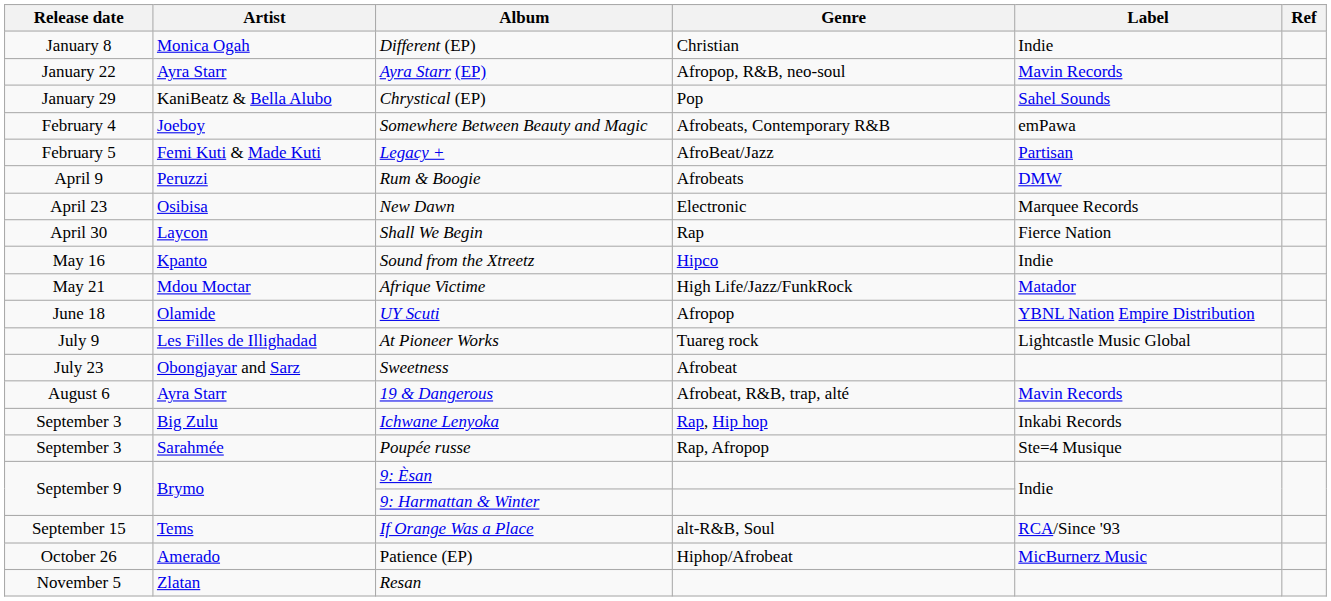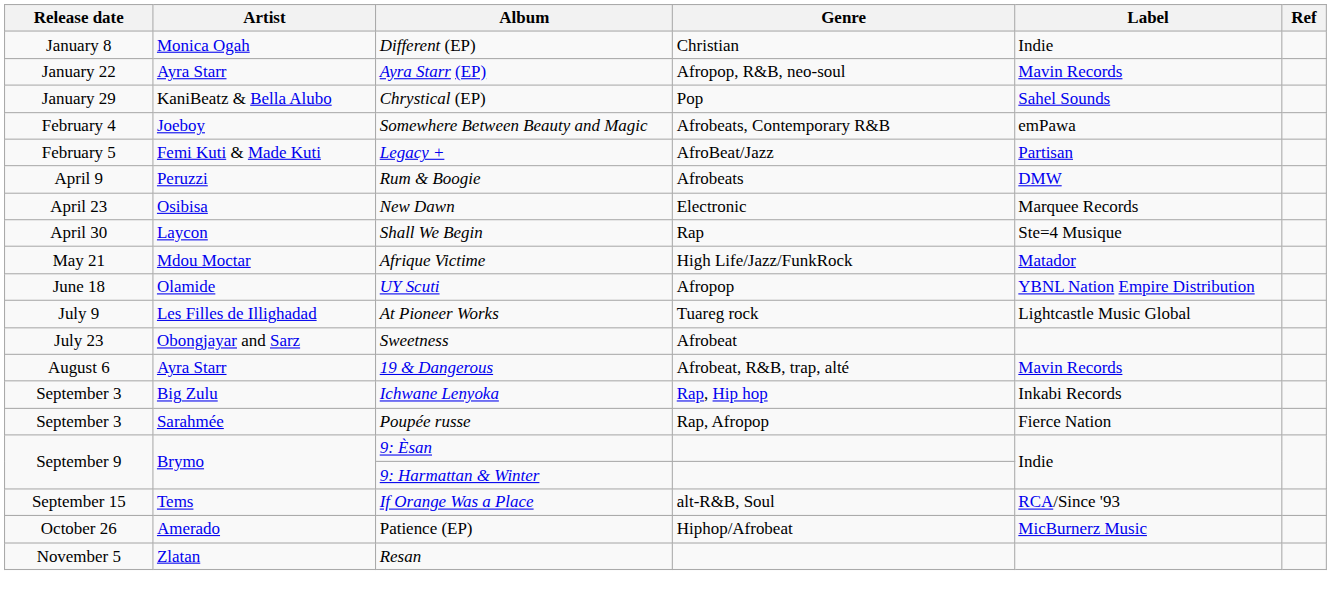(1065, 233) Fierce Nation -> (1070, 233) Ste=4 Musique
- row: (457, 260)
(1070, 448) Ste=4 Musique -> (1065, 421) Fierce Nation
